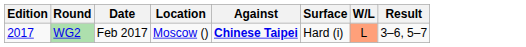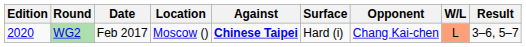+ column: (396, 14)
(20, 33) 2017 -> (20, 33) 2020
